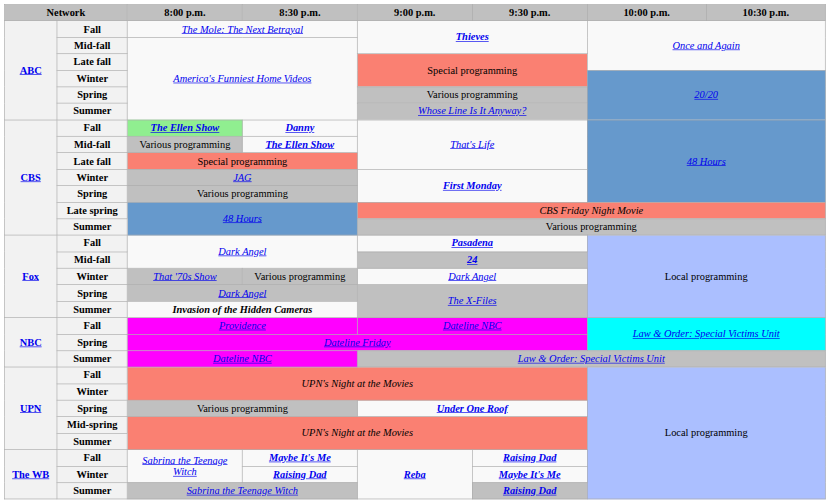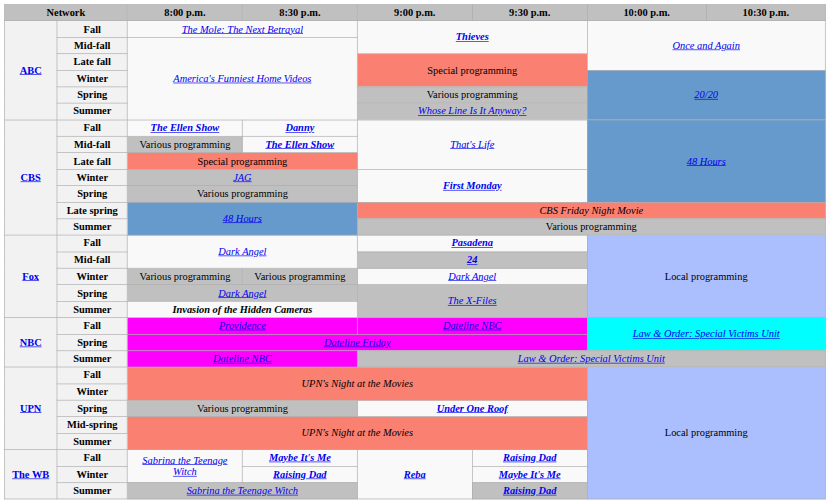(185, 128) lightgreen background -> (185, 128) no background
(185, 276) That '70s Show -> (185, 276) Various programming
